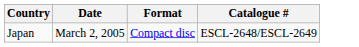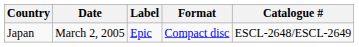+ column: (145, 13)
